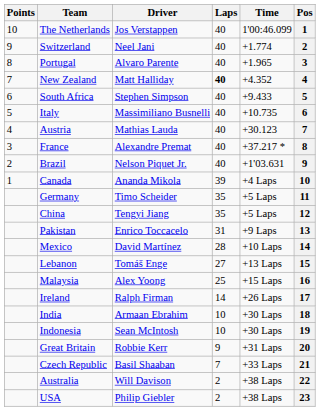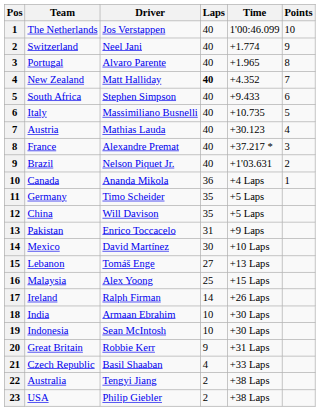columns swapped: (305, 12) <-> (21, 12)
(220, 180) 39 -> (208, 180) 36
(142, 213) Tengyi Jiang -> (131, 213) Will Davison
(220, 247) 28 -> (208, 247) 30
(218, 364) 7 -> (205, 364) 4
(143, 381) Will Davison -> (129, 381) Tengyi Jiang
